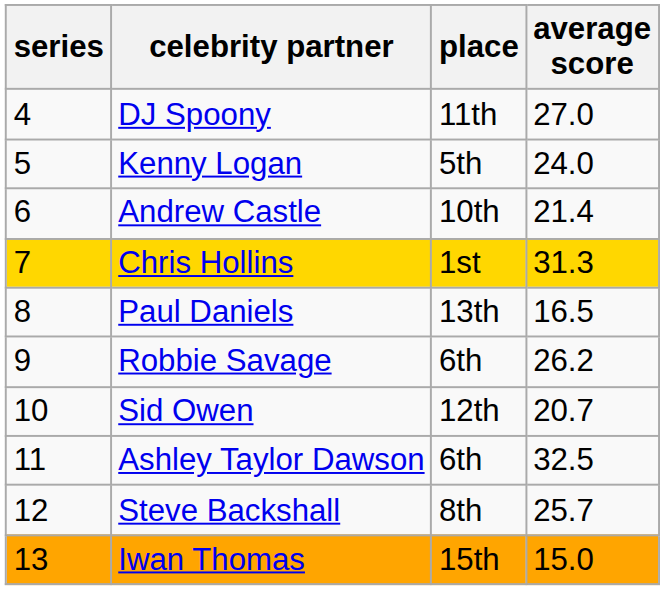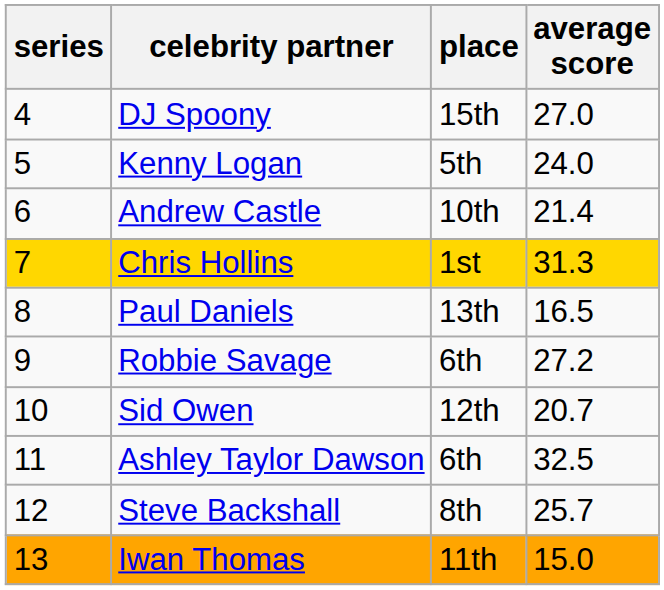(468, 113) 11th -> (469, 113) 15th
(564, 361) 26.2 -> (564, 361) 27.2
(469, 559) 15th -> (468, 559) 11th
